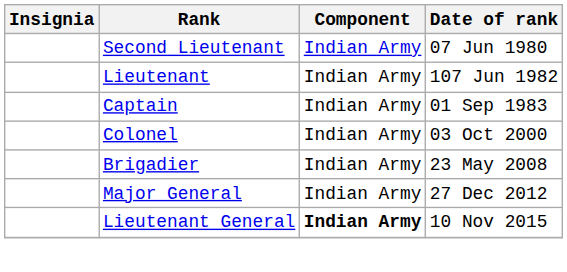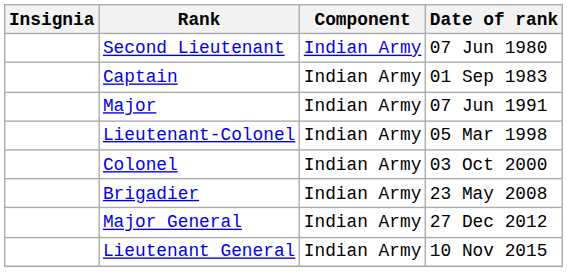- row: (156, 77)
+ row: (130, 106)
+ row: (199, 135)
(363, 222) bold -> (363, 251) normal
